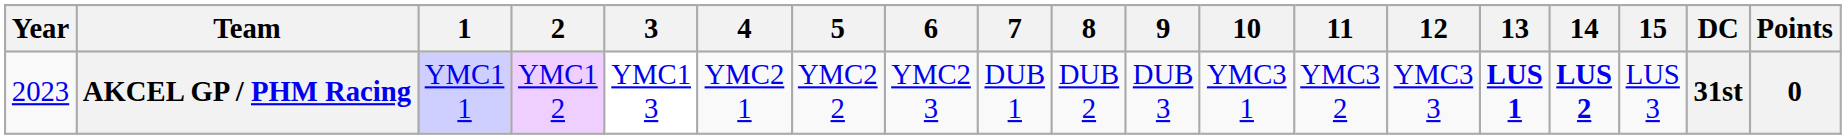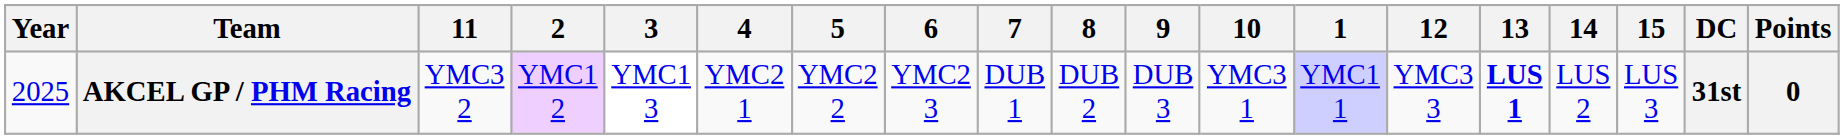columns swapped: (465, 27) <-> (1340, 27)
(41, 91) 2023 -> (41, 91) 2025
(1584, 91) bold -> (1583, 91) normal
